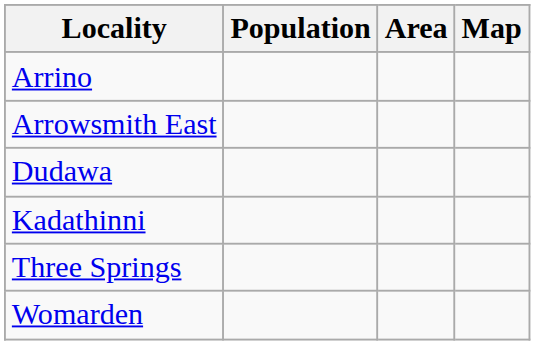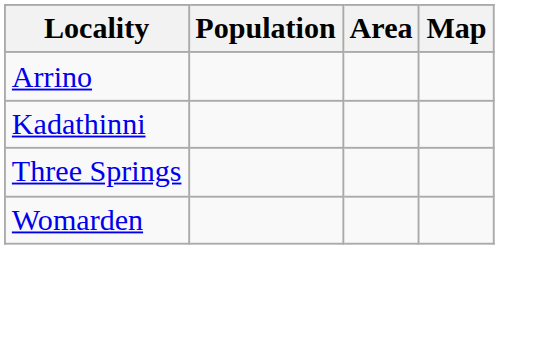- row: (114, 123)
- row: (62, 171)
